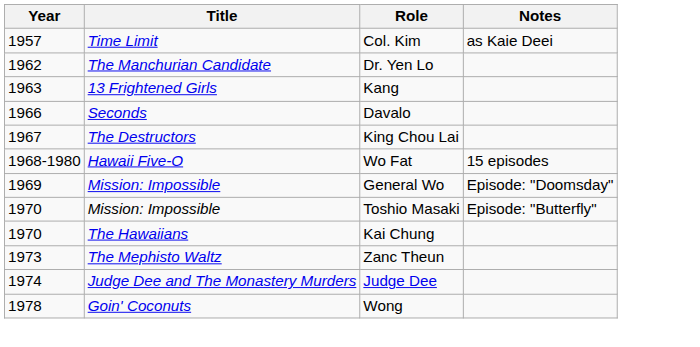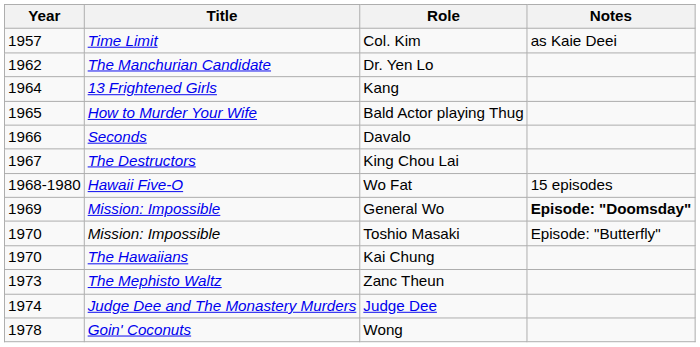(25, 88) 1963 -> (25, 88) 1964
+ row: (443, 112)
(540, 185) normal -> (611, 209) bold
